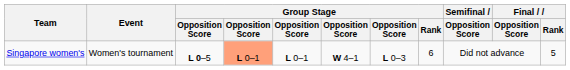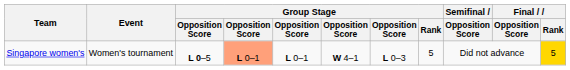(431, 53) 6 -> (431, 53) 5
(553, 53) no background -> (553, 53) gold background
